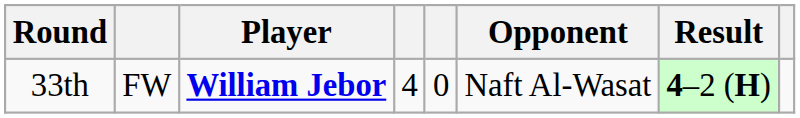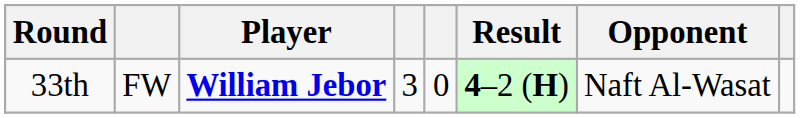columns swapped: (558, 31) <-> (719, 31)
(410, 85) 4 -> (410, 85) 3
